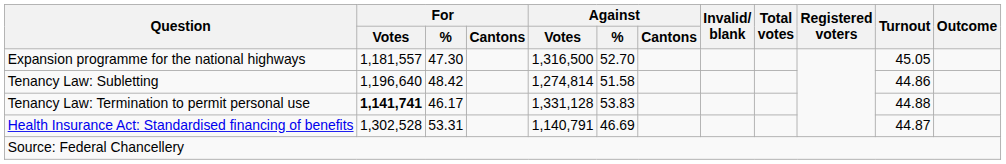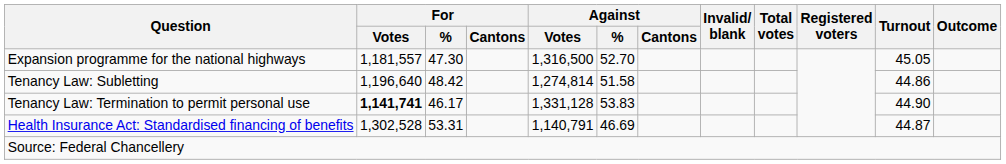(913, 103) 44.88 -> (913, 103) 44.90
